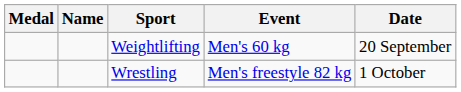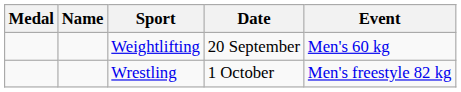columns swapped: (279, 18) <-> (405, 18)
